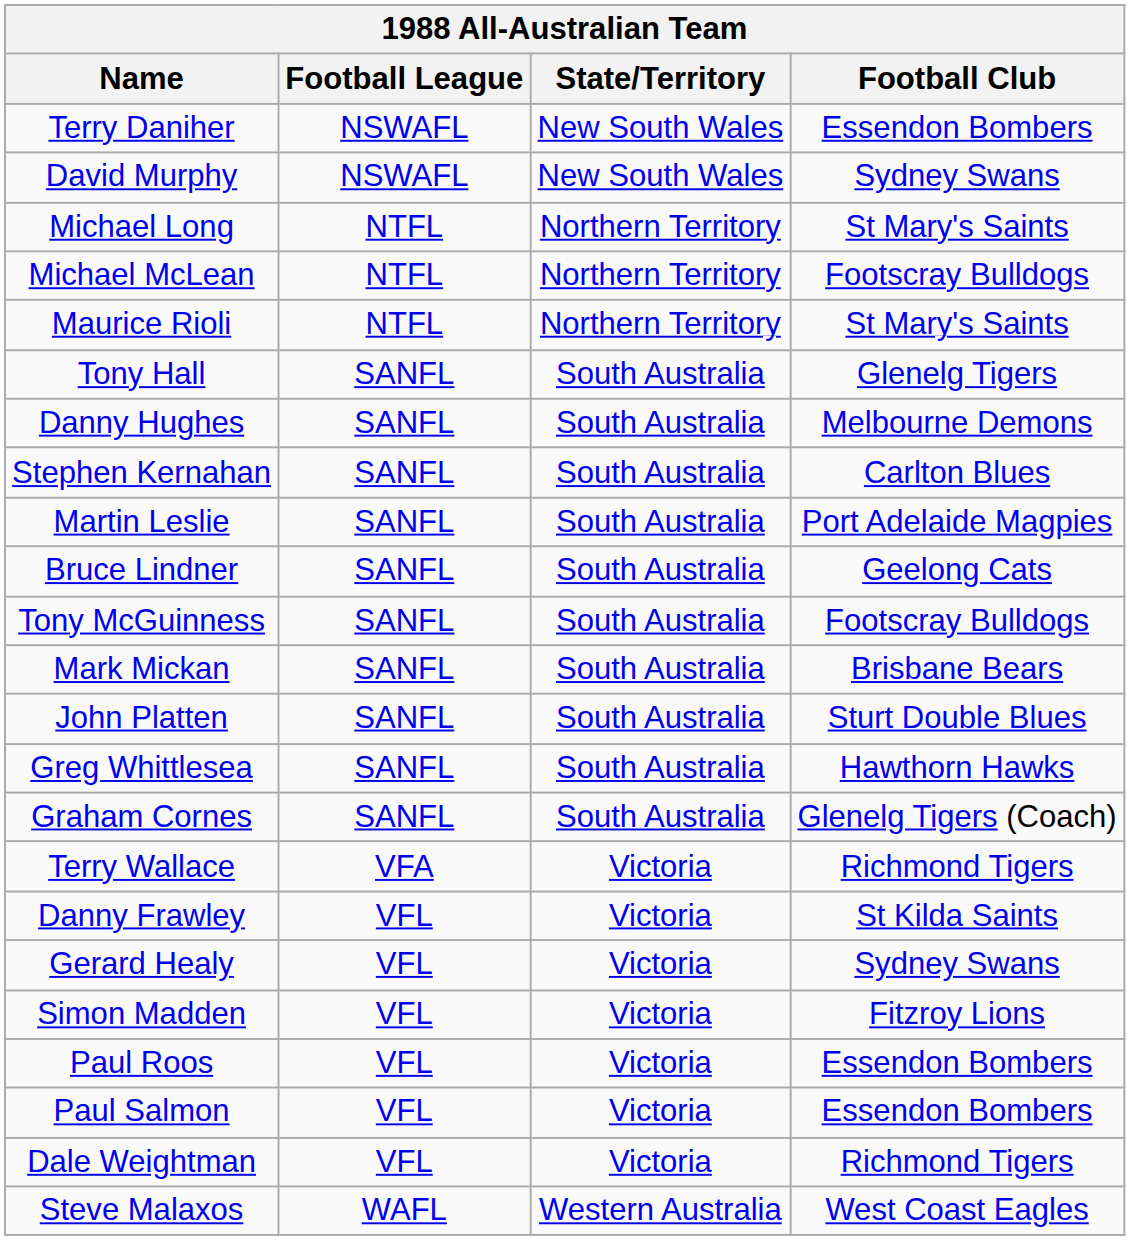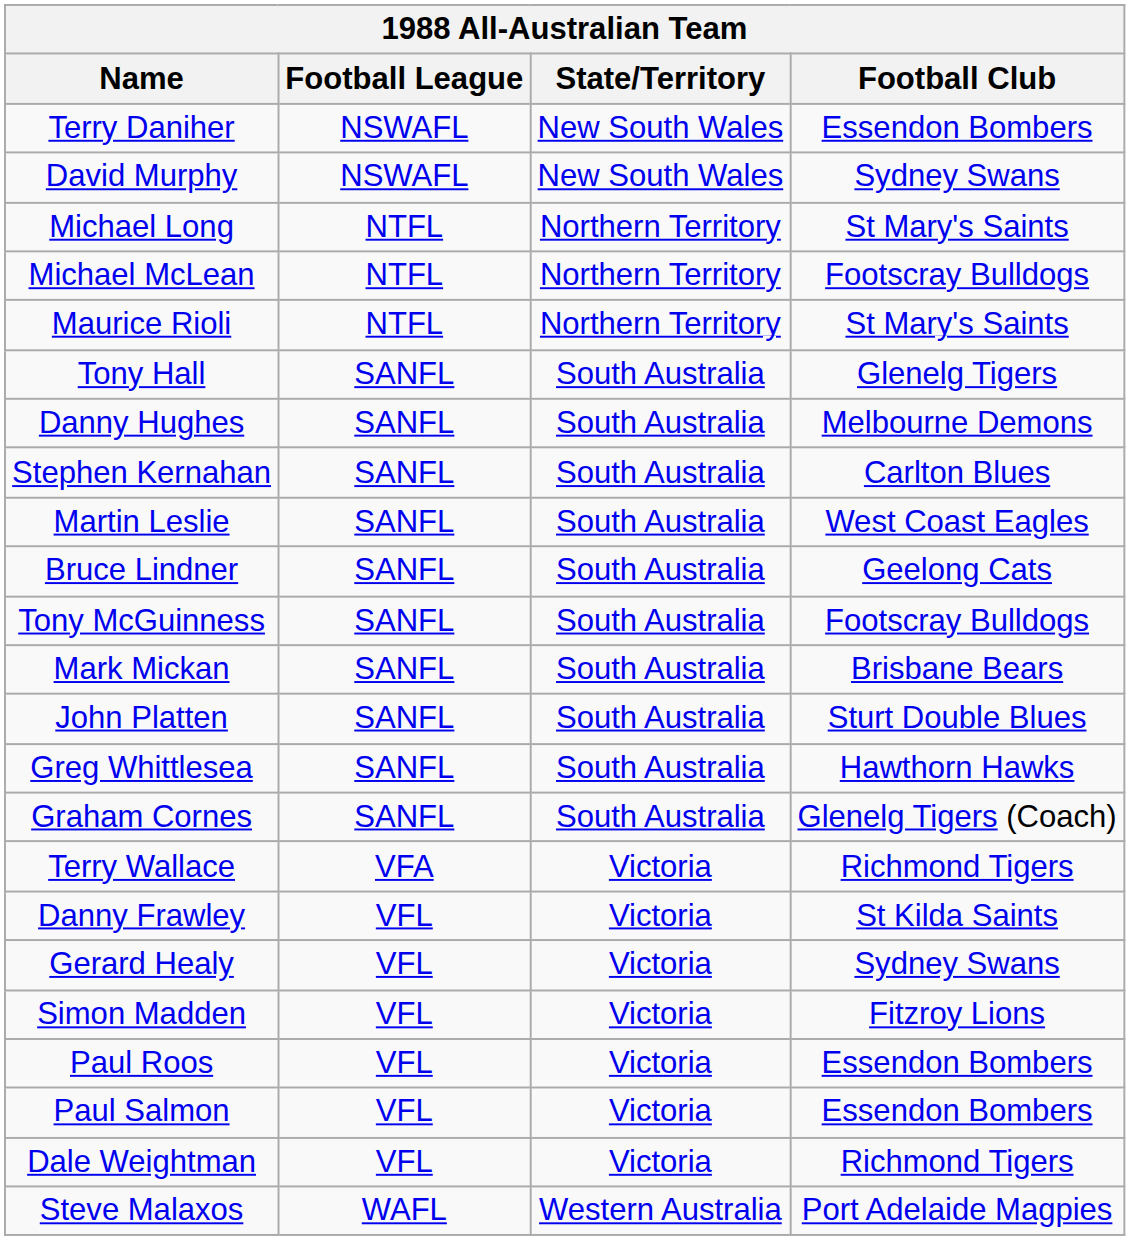(957, 521) Port Adelaide Magpies -> (957, 521) West Coast Eagles
(957, 1210) West Coast Eagles -> (957, 1210) Port Adelaide Magpies
